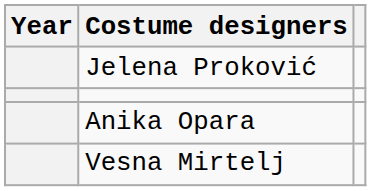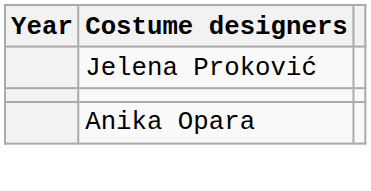- row: (186, 164)
